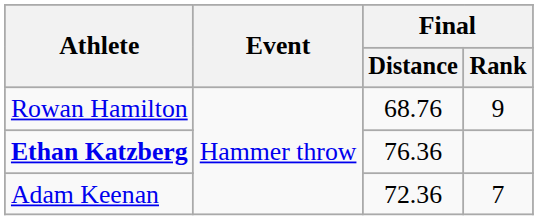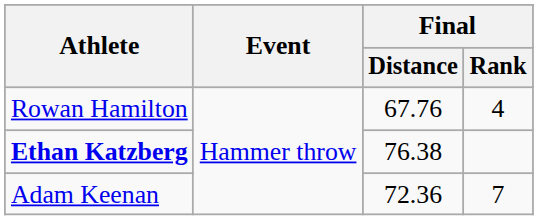(413, 108) 68.76 -> (413, 108) 67.76
(498, 108) 9 -> (498, 108) 4
(413, 151) 76.36 -> (413, 151) 76.38
